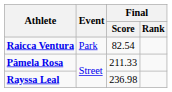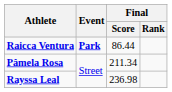(88, 46) normal -> (90, 46) bold
(123, 46) 82.54 -> (123, 46) 86.44
(123, 62) 211.33 -> (123, 62) 211.34
